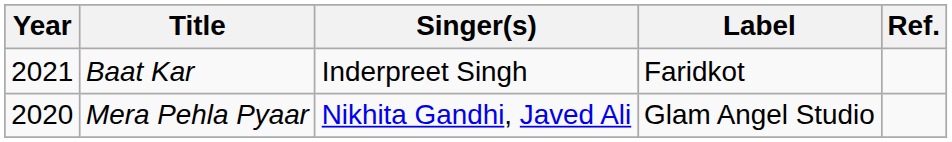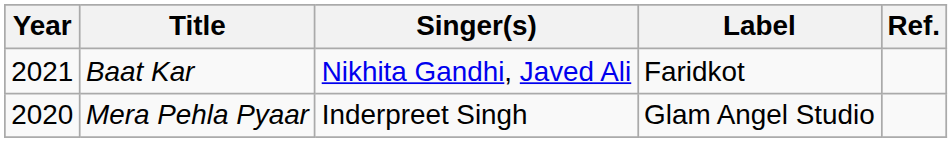(425, 70) Inderpreet Singh -> (476, 70) Nikhita Gandhi, Javed Ali
(476, 114) Nikhita Gandhi, Javed Ali -> (425, 114) Inderpreet Singh
